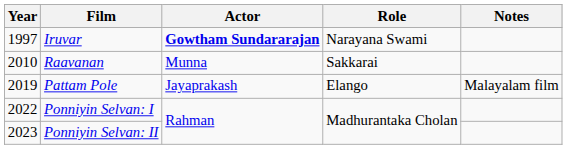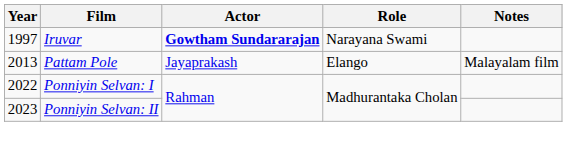- row: (74, 62)
(23, 86) 2019 -> (23, 62) 2013
